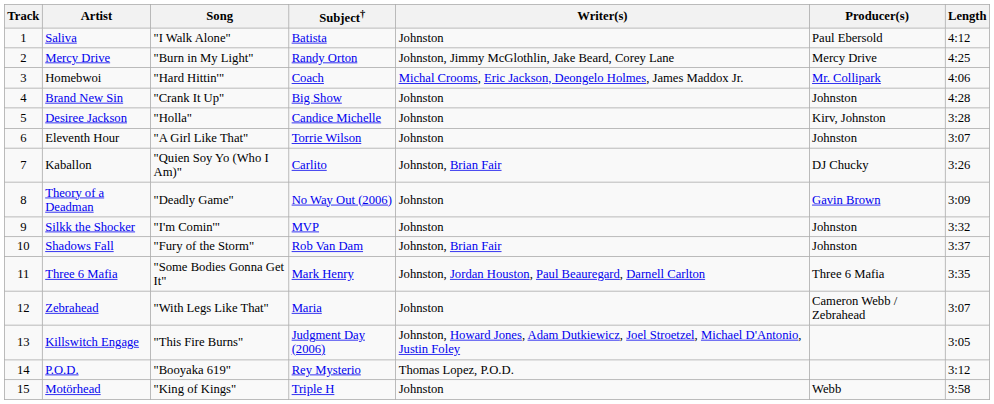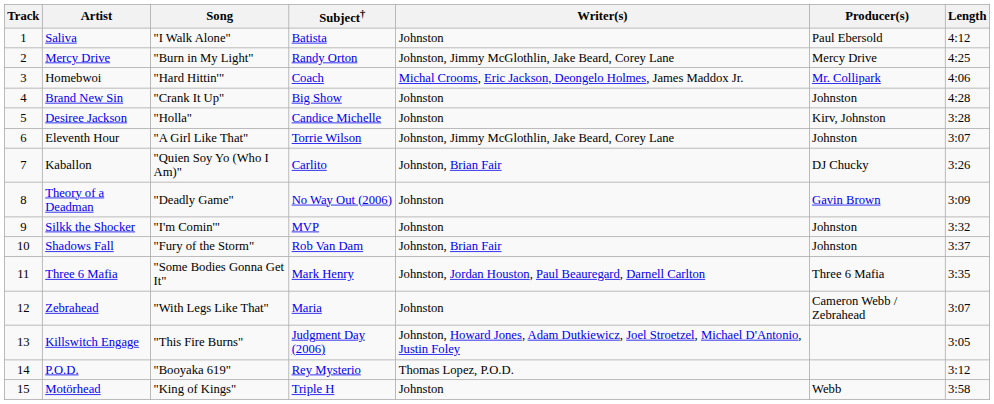(421, 138) Johnston -> (536, 138) Johnston, Jimmy McGlothlin, Jake Beard, Corey Lane
